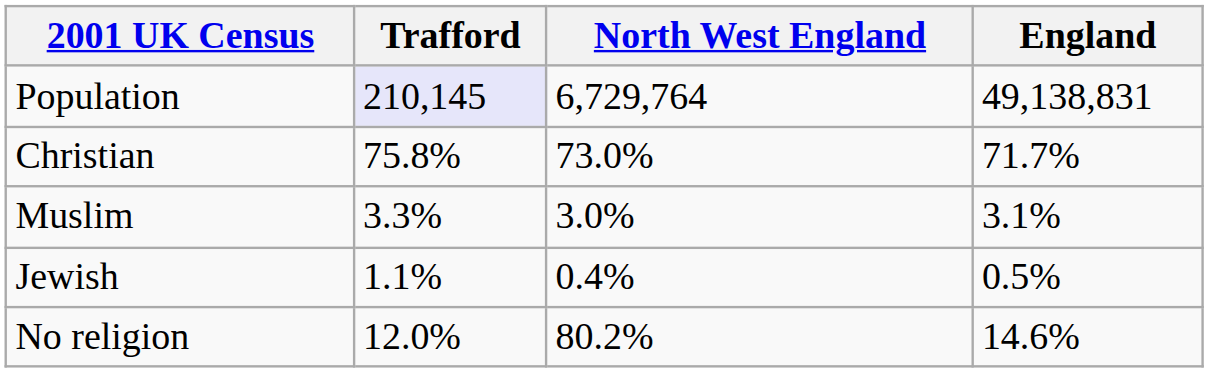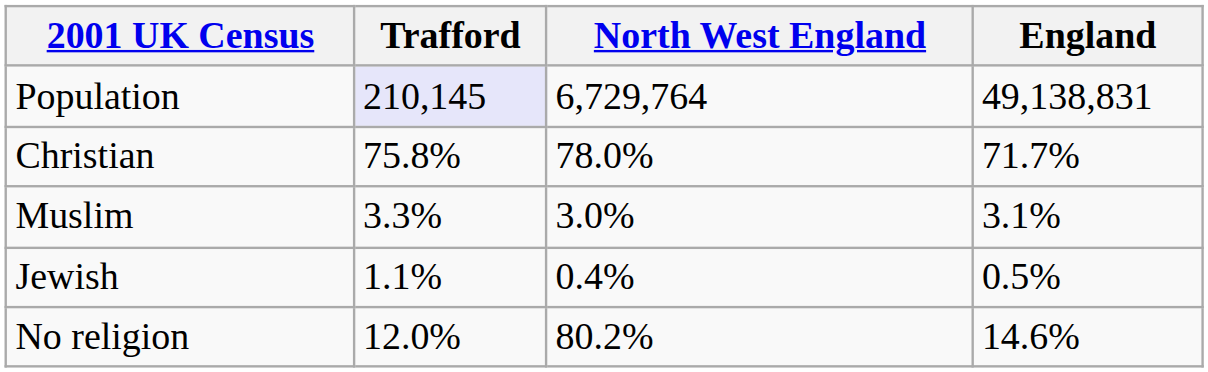(605, 155) 73.0% -> (605, 155) 78.0%
